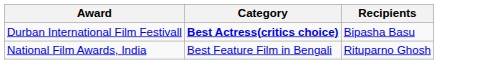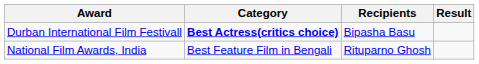+ column: (454, 13)
